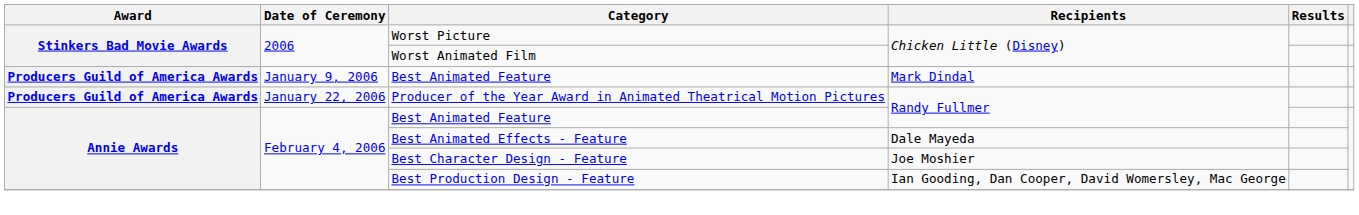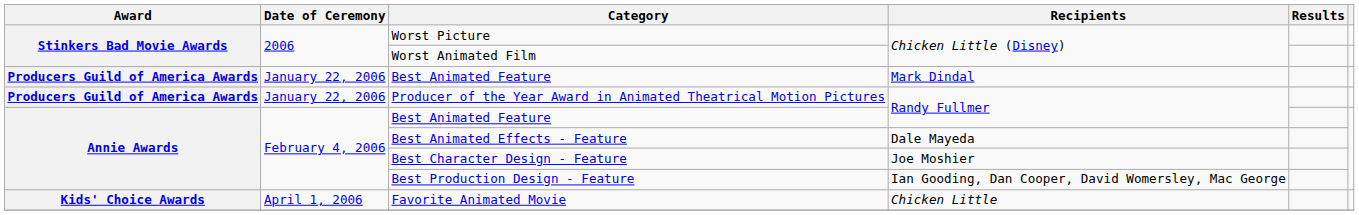(321, 76) January 9, 2006 -> (325, 76) January 22, 2006
+ row: (479, 200)
